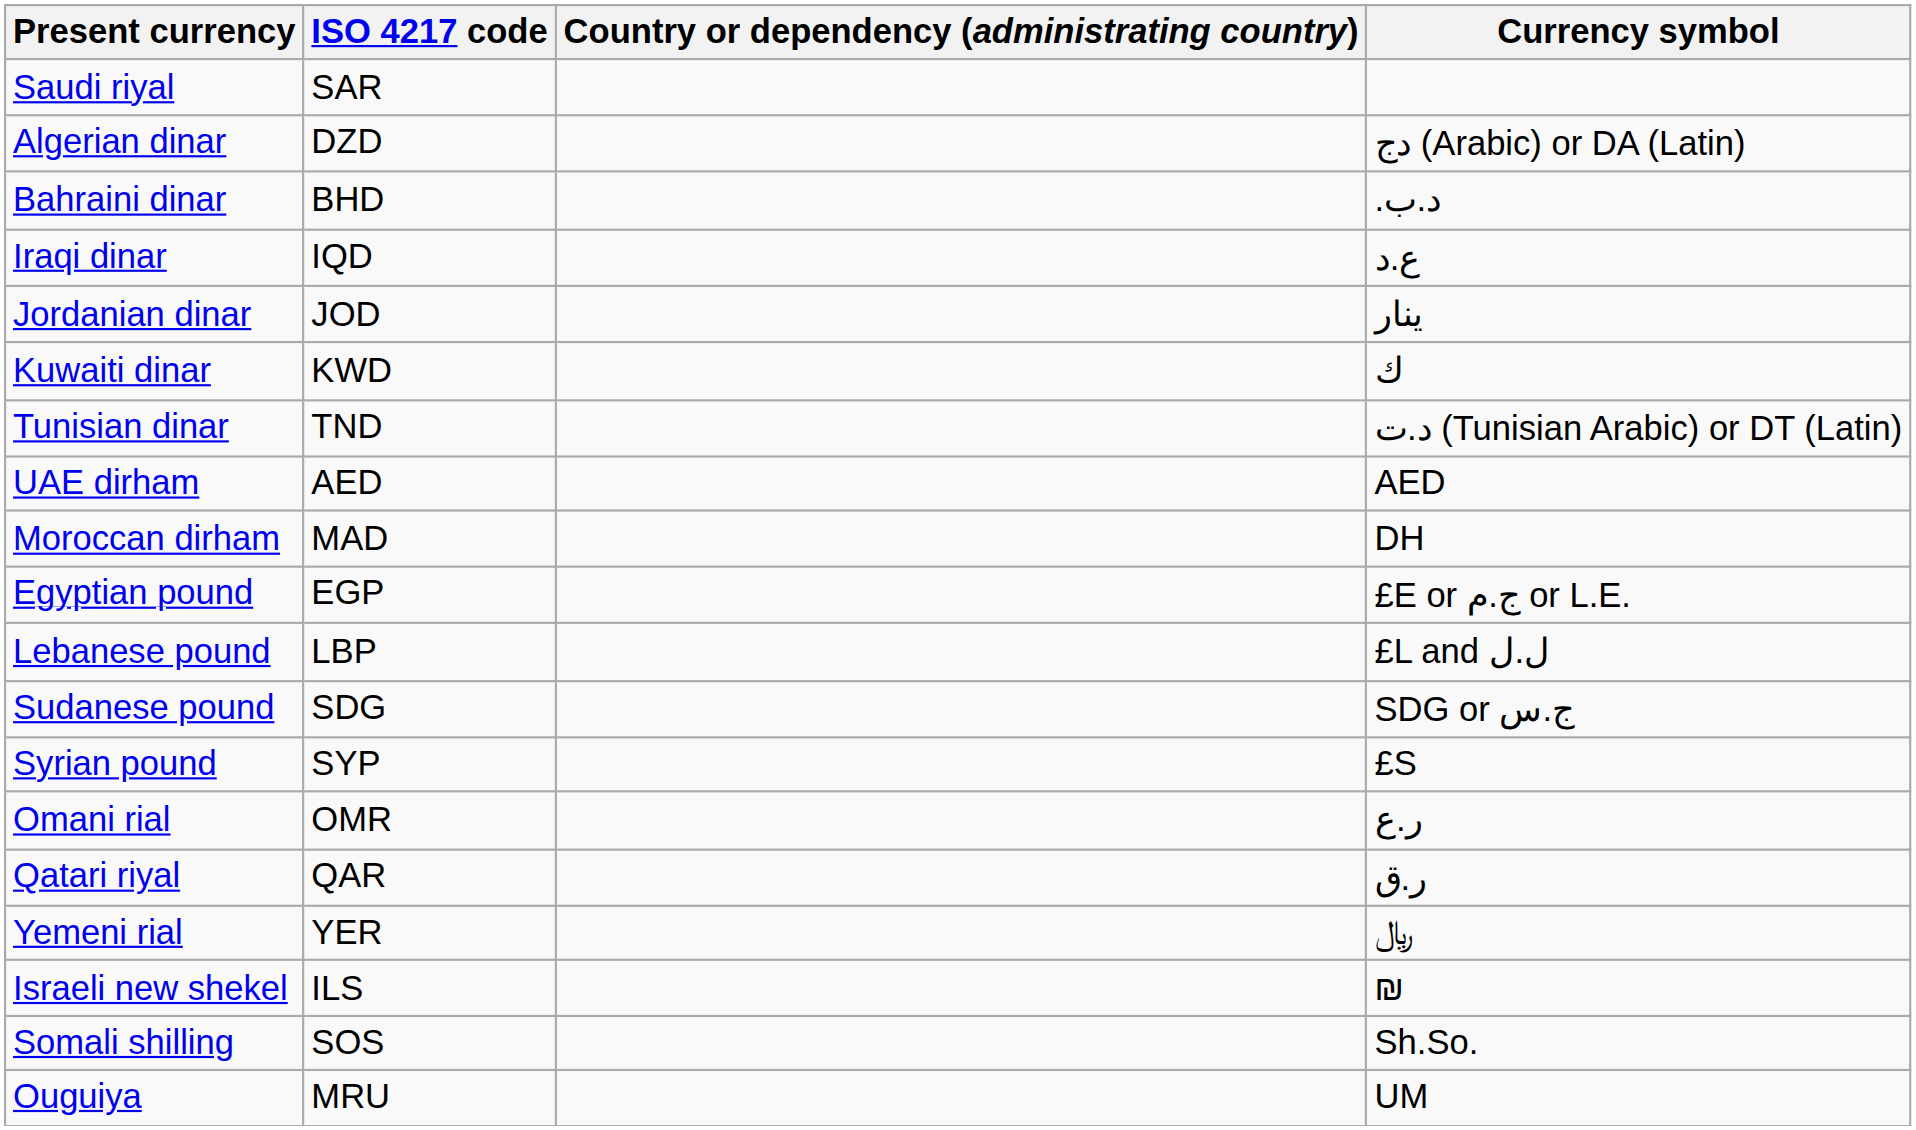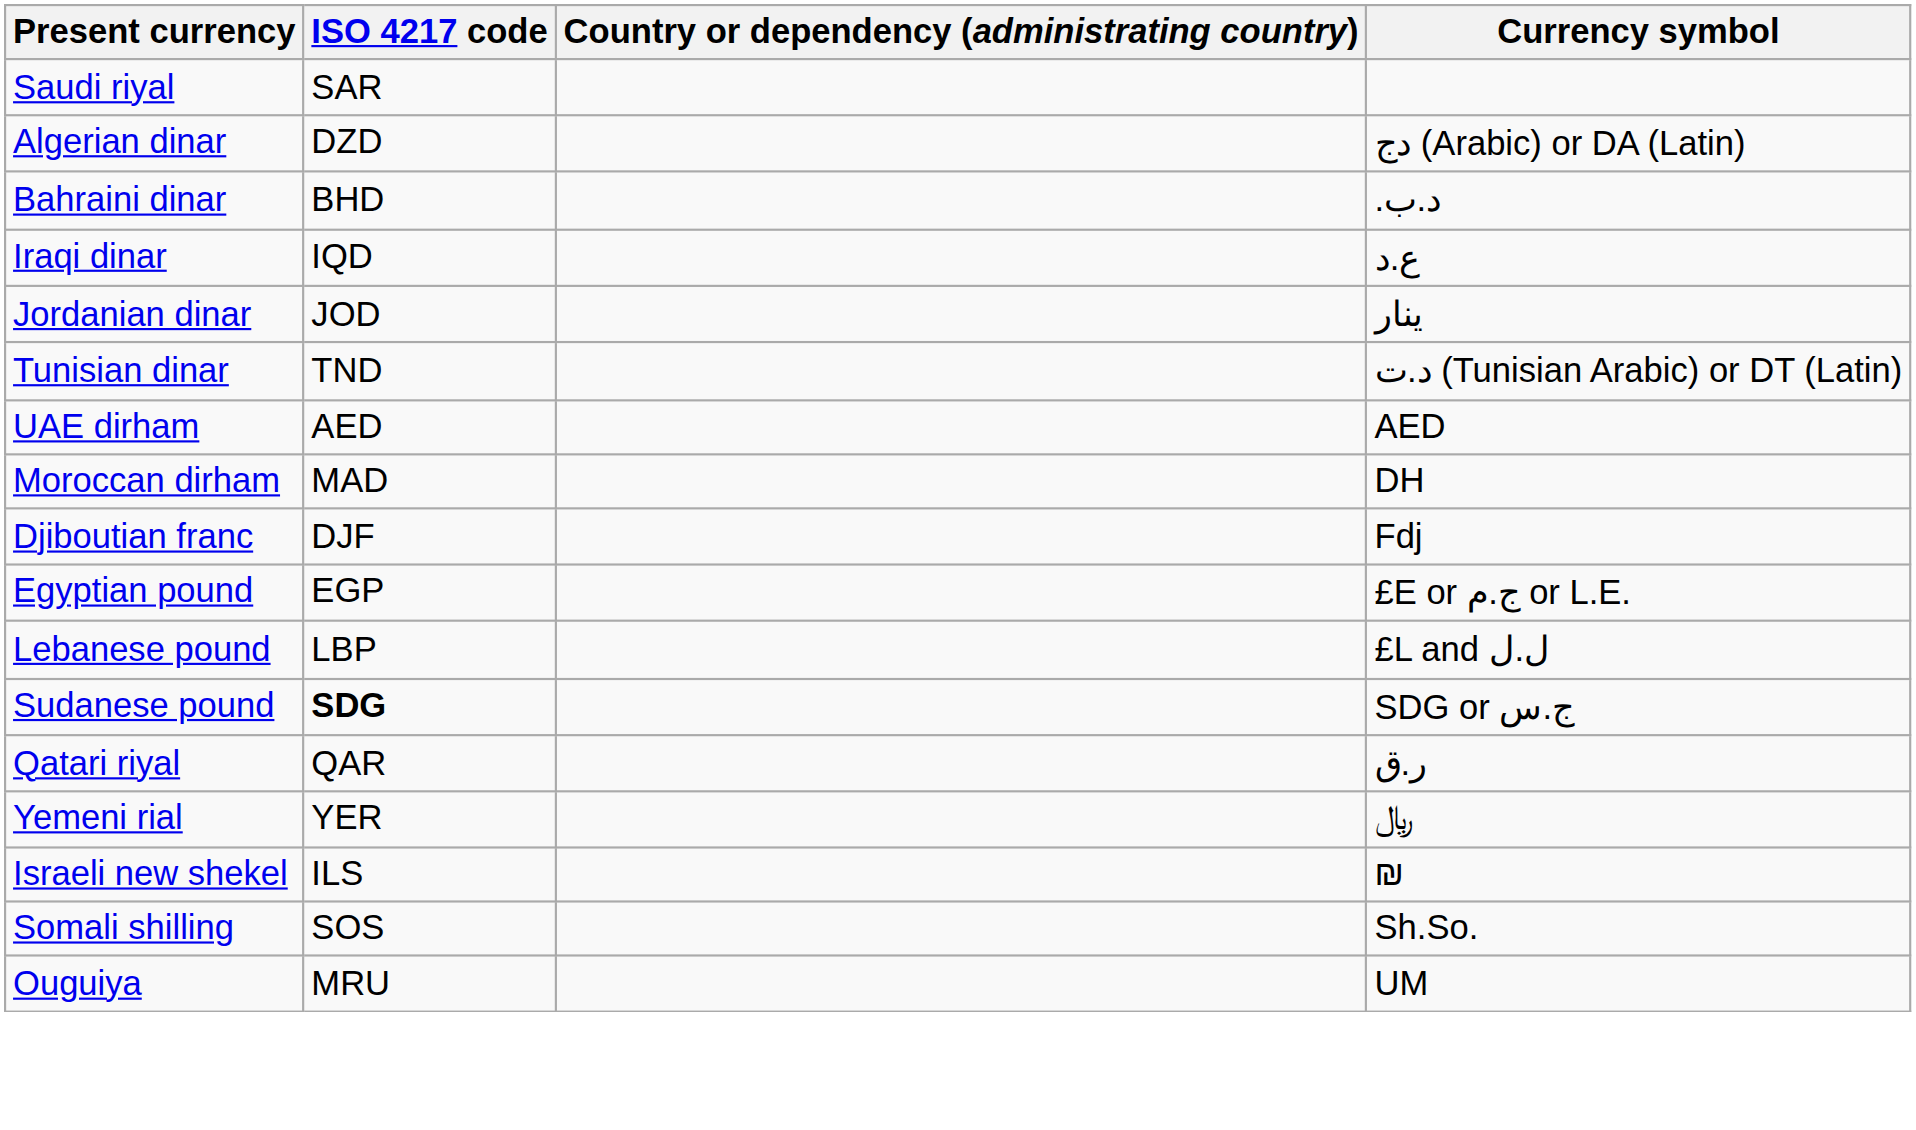- row: (112, 370)
+ row: (133, 535)
(349, 707) normal -> (349, 705) bold
- row: (115, 763)
- row: (92, 819)
